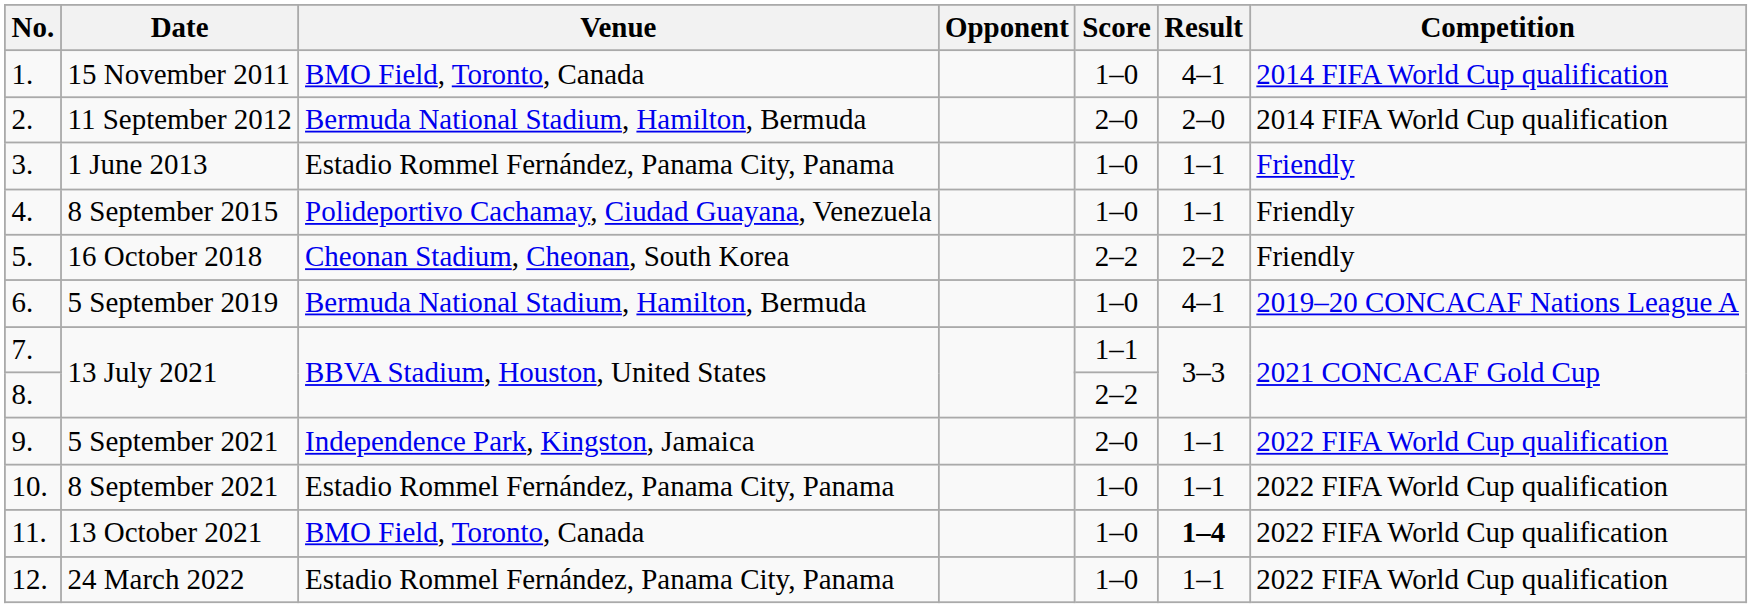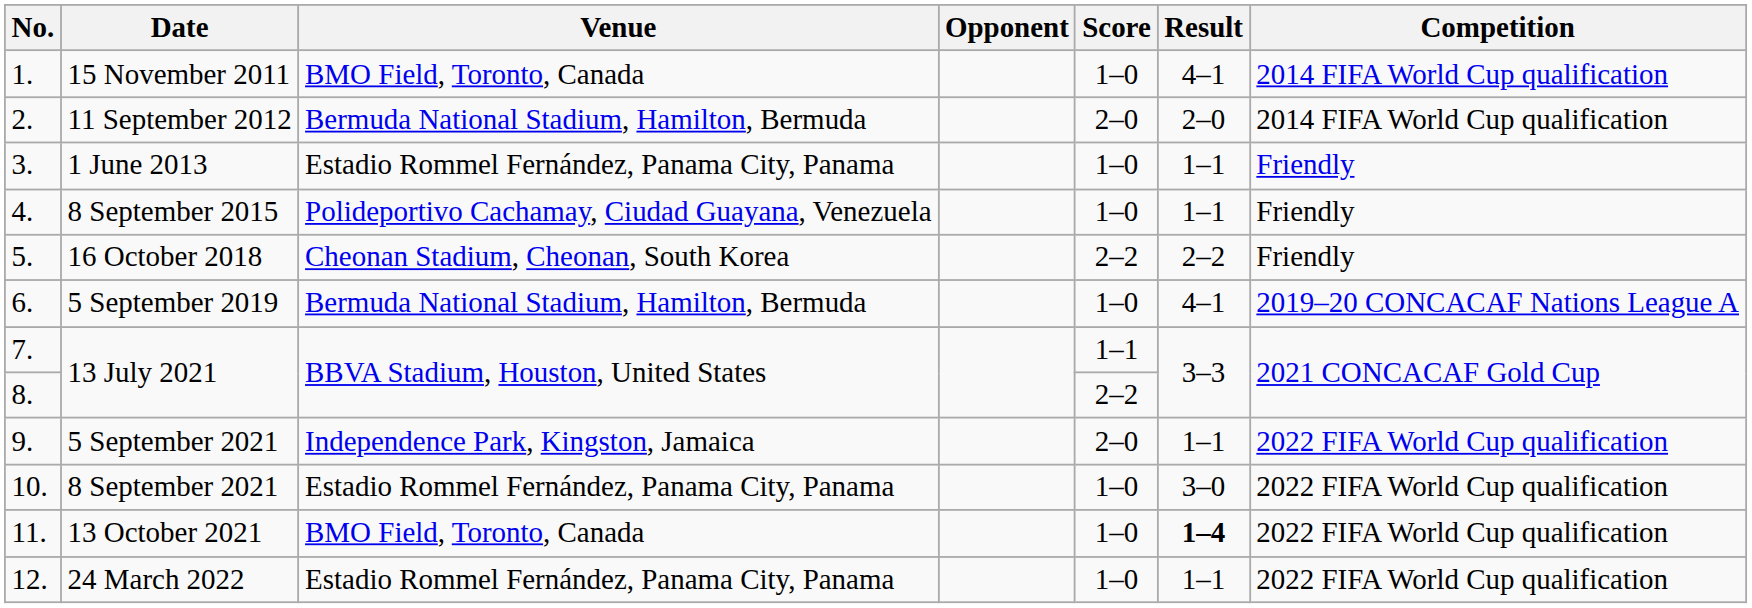(1204, 486) 1–1 -> (1204, 486) 3–0
